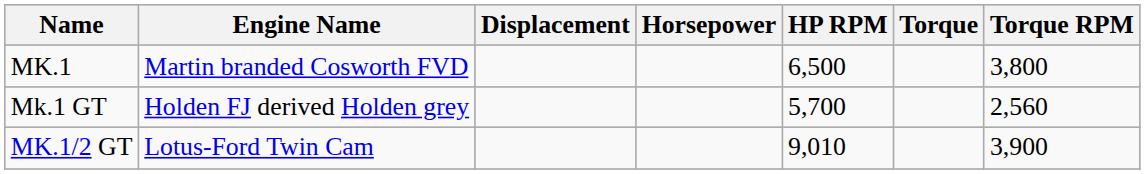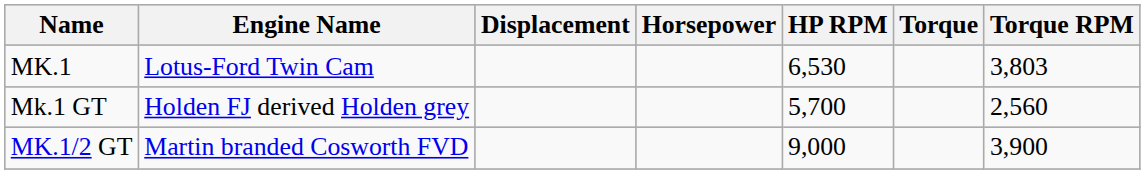(306, 65) Martin branded Cosworth FVD -> (259, 65) Lotus-Ford Twin Cam
(817, 65) 6,500 -> (817, 65) 6,530
(1019, 65) 3,800 -> (1019, 65) 3,803
(259, 147) Lotus-Ford Twin Cam -> (306, 147) Martin branded Cosworth FVD
(817, 147) 9,010 -> (817, 147) 9,000
